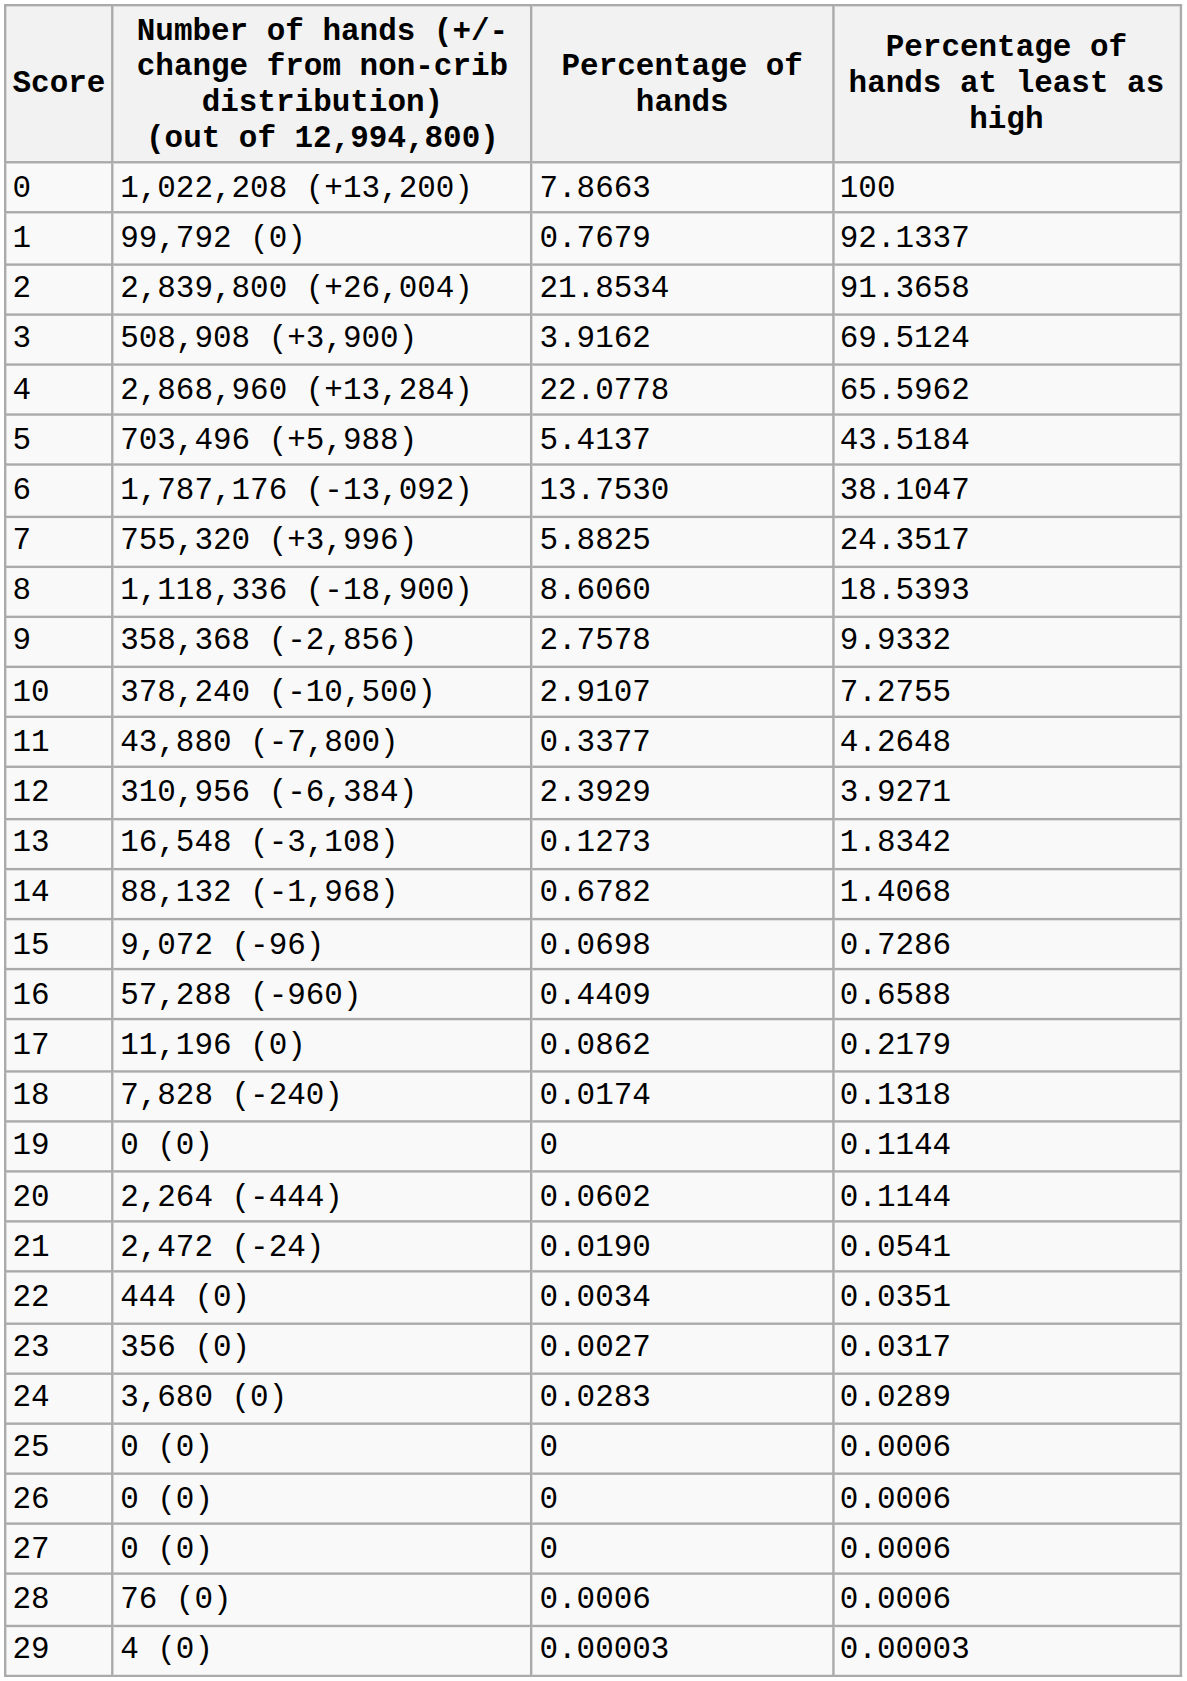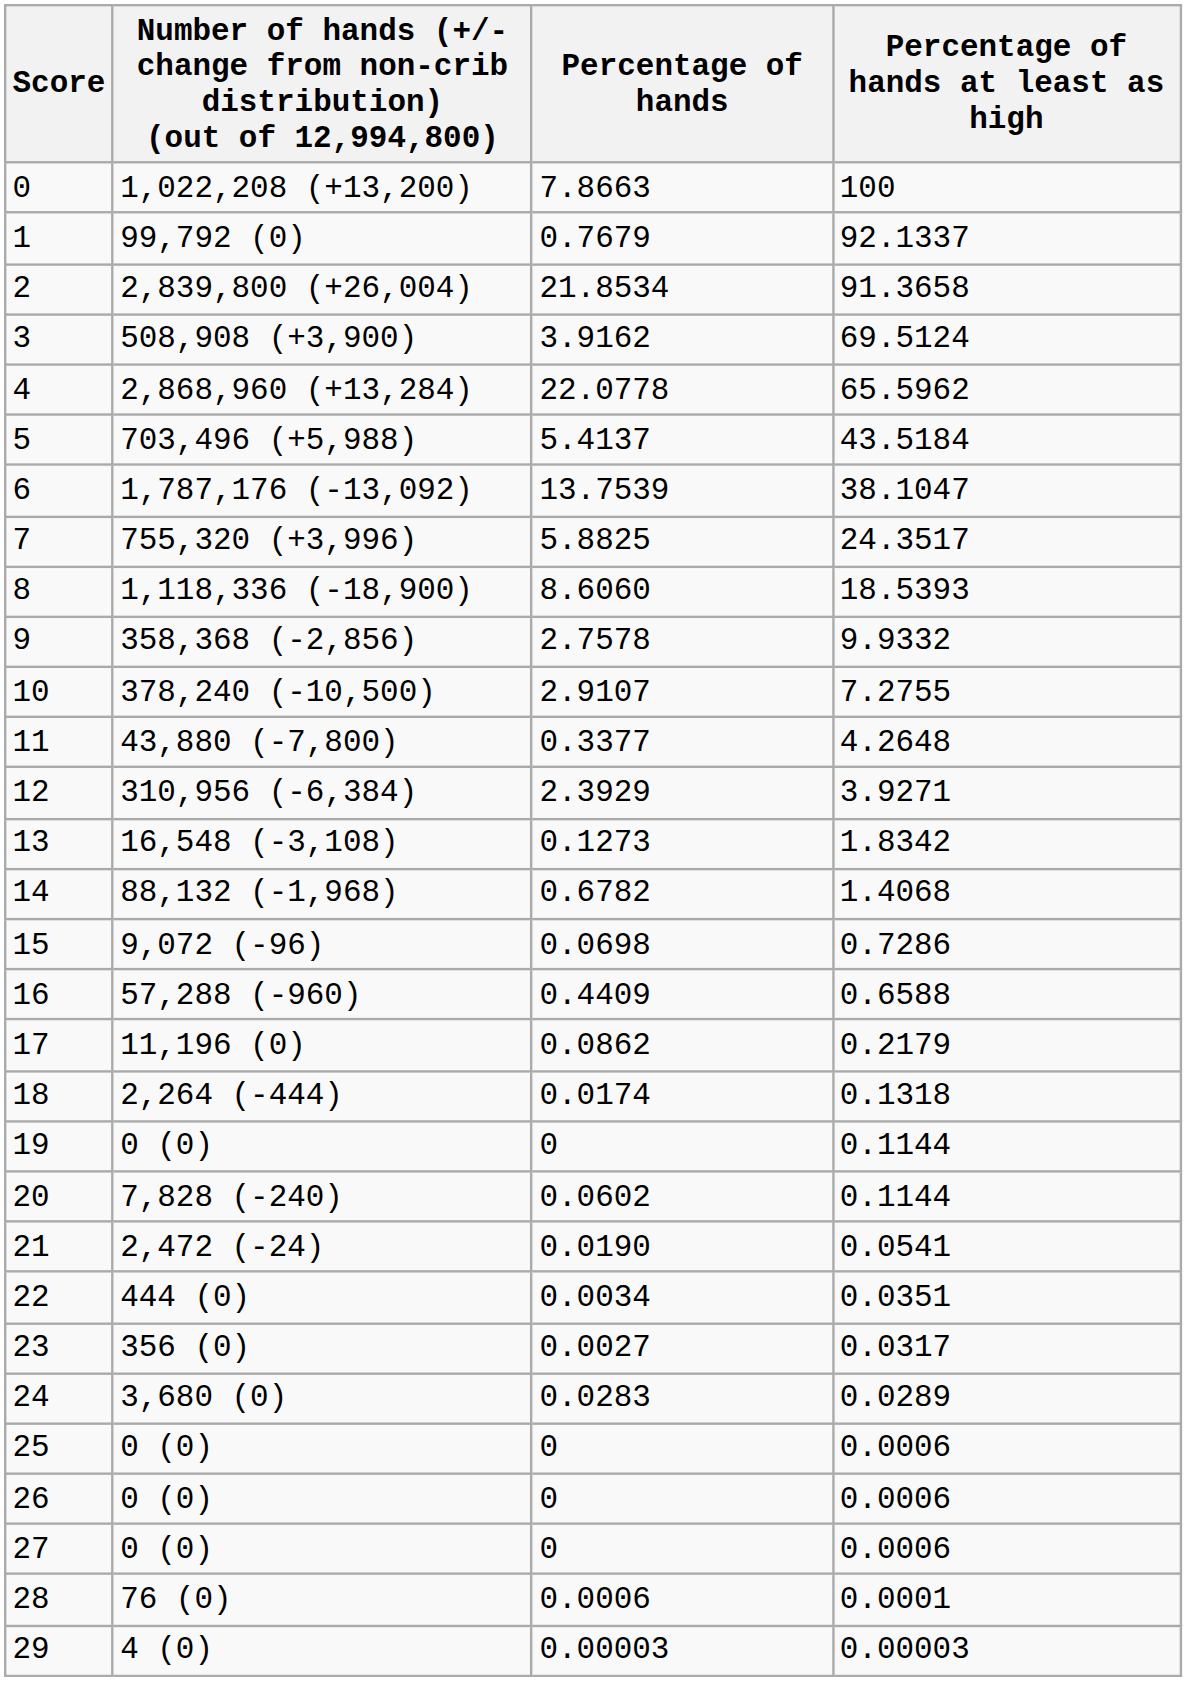(604, 490) 13.7530 -> (604, 490) 13.7539
(232, 1096) 7,828 (-240) -> (232, 1096) 2,264 (-444)
(232, 1196) 2,264 (-444) -> (232, 1196) 7,828 (-240)
(895, 1600) 0.0006 -> (895, 1600) 0.0001
